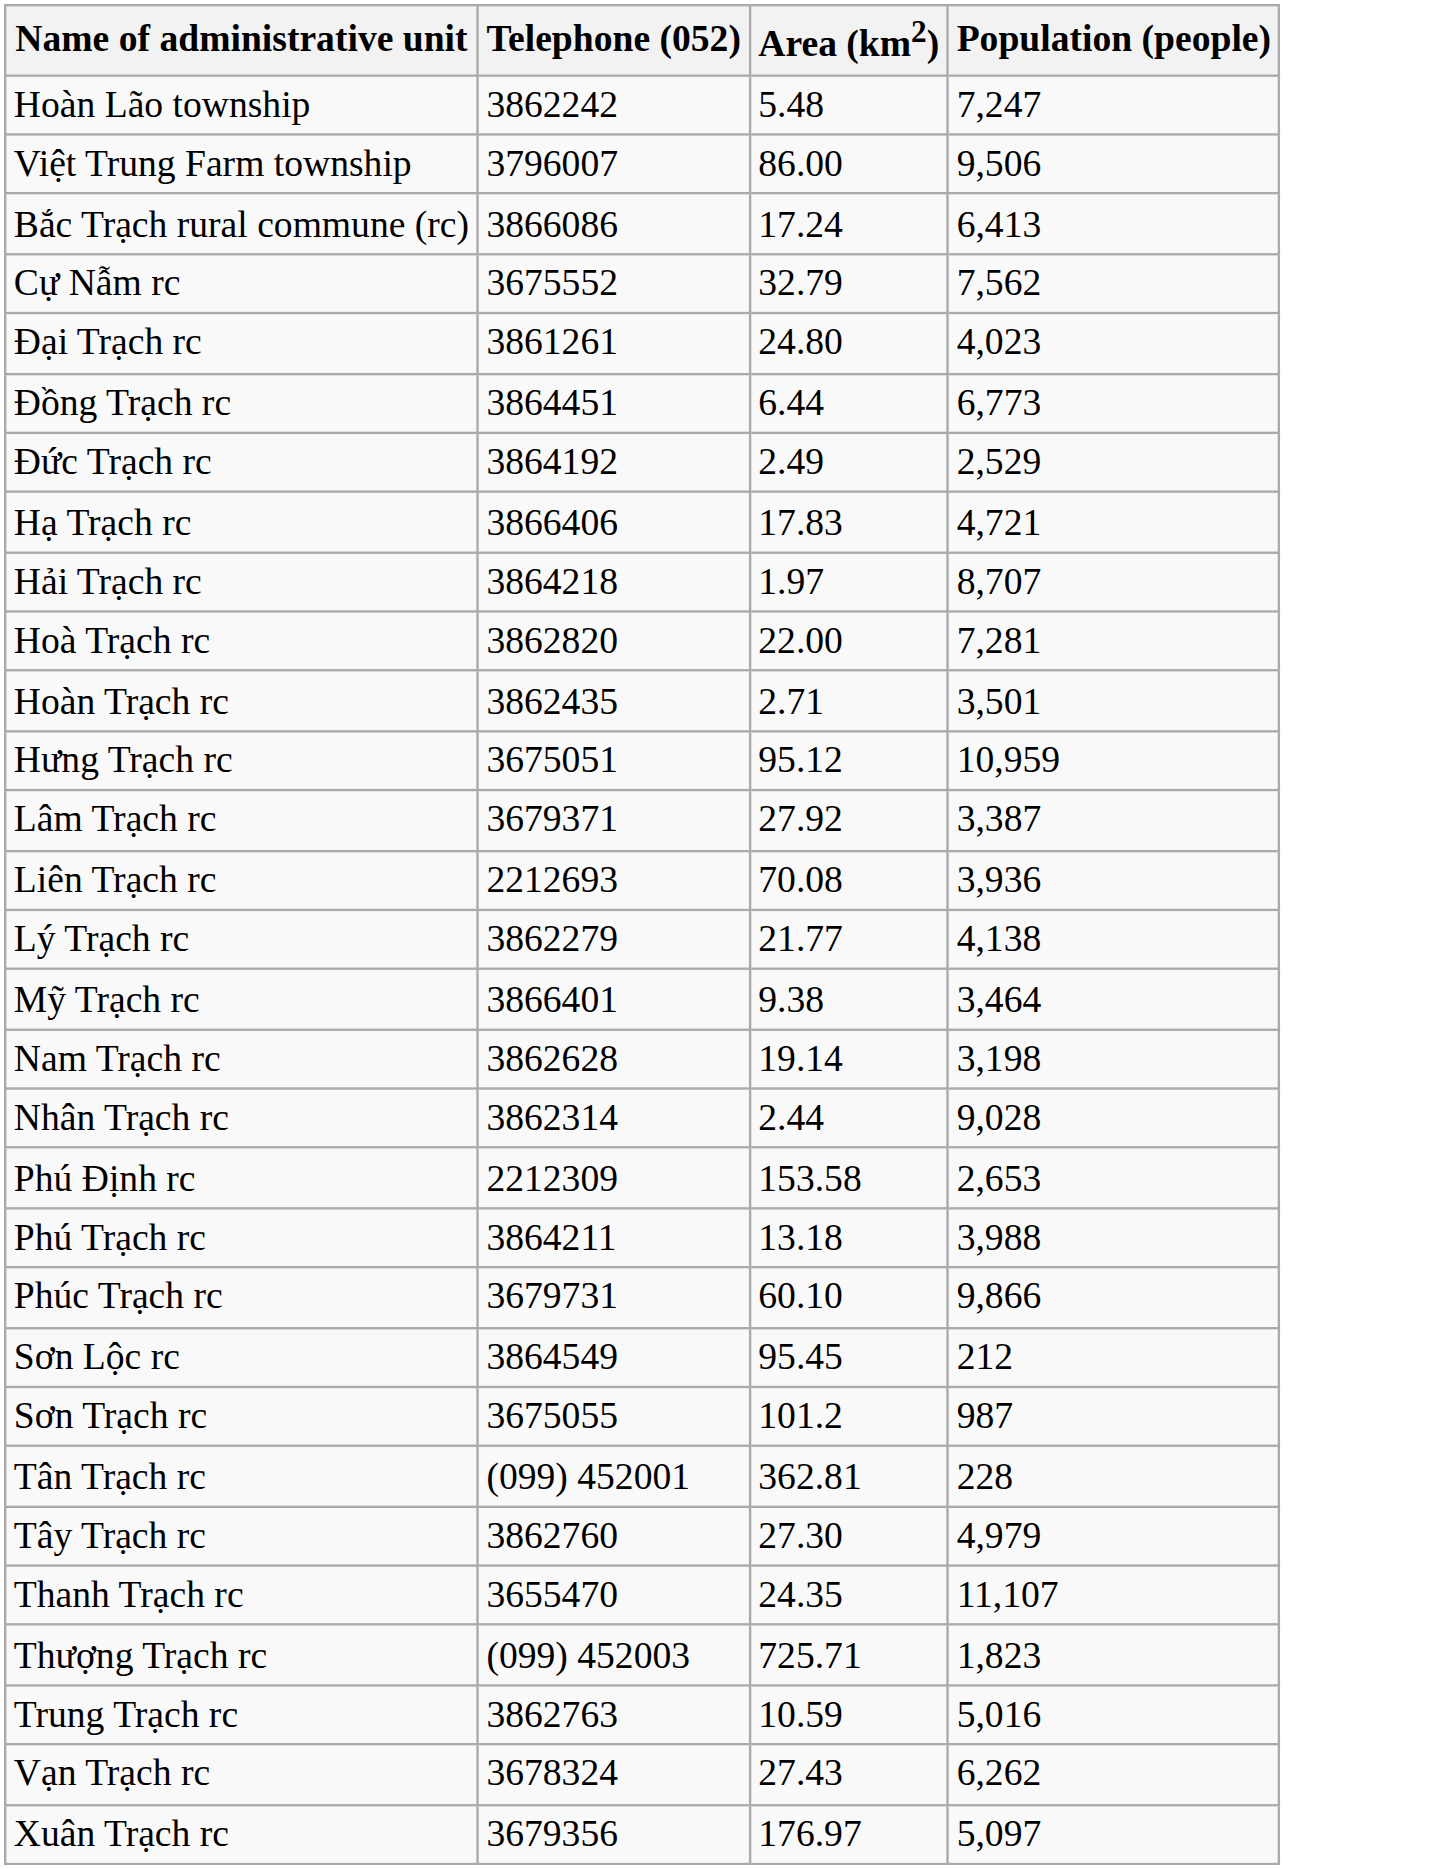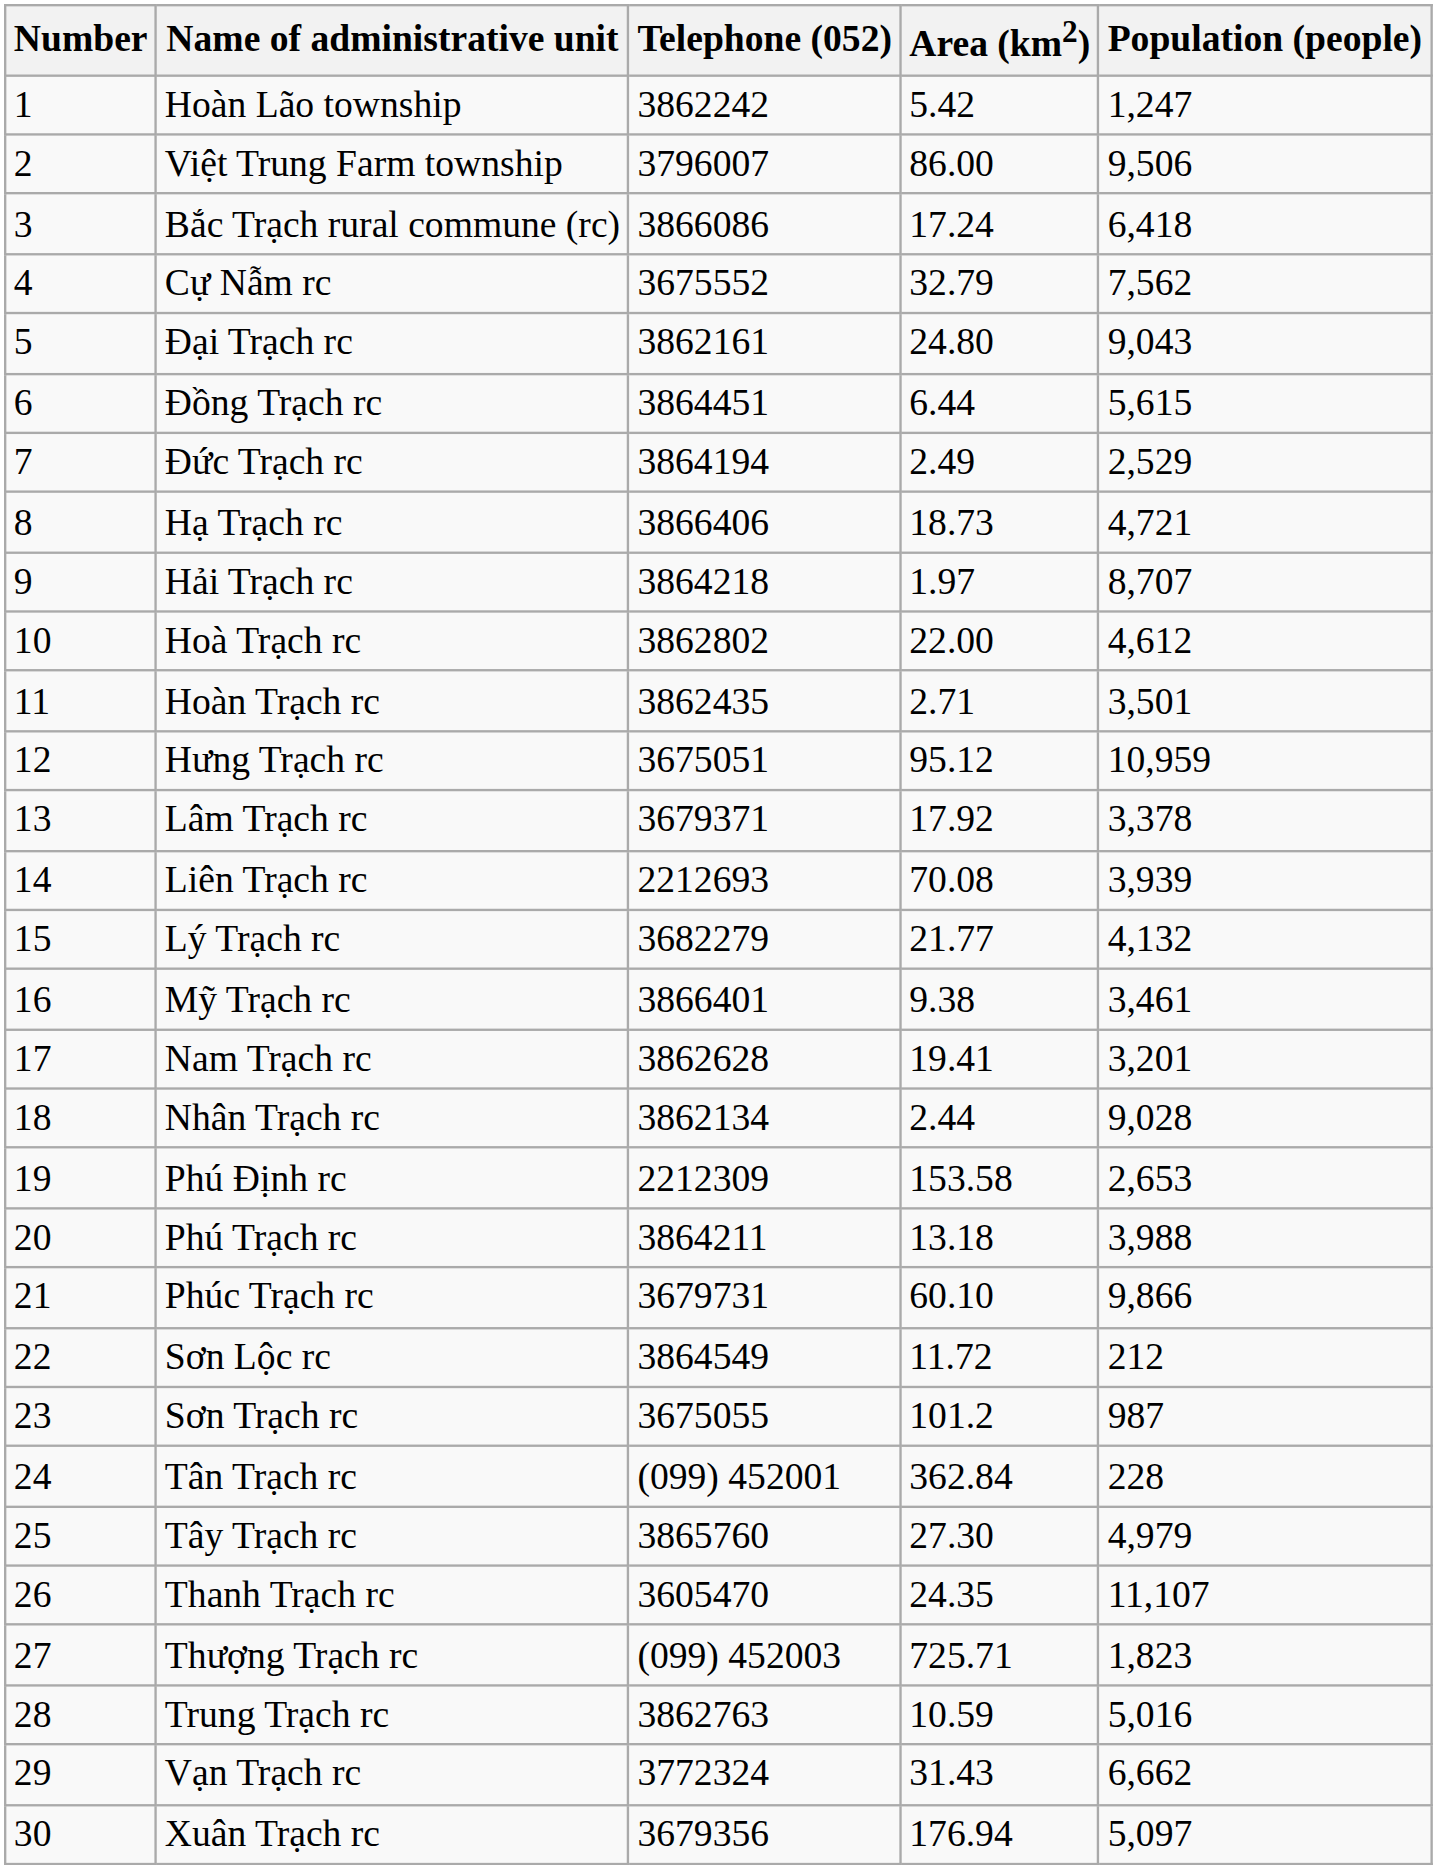+ column: (81, 39)
(791, 104) 5.48 -> (942, 104) 5.42
(999, 104) 7,247 -> (1150, 104) 1,247
(999, 223) 6,413 -> (1150, 223) 6,418
(552, 342) 3861261 -> (703, 342) 3862161
(999, 342) 4,023 -> (1150, 342) 9,043
(999, 402) 6,773 -> (1150, 402) 5,615
(552, 461) 3864192 -> (703, 461) 3864194
(801, 521) 17.83 -> (952, 521) 18.73
(552, 640) 3862820 -> (703, 640) 3862802
(999, 640) 7,281 -> (1150, 640) 4,612
(801, 819) 27.92 -> (952, 819) 17.92
(999, 819) 3,387 -> (1150, 819) 3,378
(999, 879) 3,936 -> (1150, 879) 3,939
(552, 938) 3862279 -> (703, 938) 3682279
(999, 938) 4,138 -> (1150, 938) 4,132
(999, 998) 3,464 -> (1150, 998) 3,461
(801, 1058) 19.14 -> (952, 1058) 19.41
(999, 1058) 3,198 -> (1150, 1058) 3,201
(552, 1117) 3862314 -> (703, 1117) 3862134
(801, 1356) 95.45 -> (951, 1356) 11.72
(810, 1475) 362.81 -> (961, 1475) 362.84
(552, 1535) 3862760 -> (703, 1535) 3865760
(552, 1594) 3655470 -> (703, 1594) 3605470
(552, 1773) 3678324 -> (703, 1773) 3772324
(801, 1773) 27.43 -> (952, 1773) 31.43
(999, 1773) 6,262 -> (1150, 1773) 6,662
(810, 1833) 176.97 -> (961, 1833) 176.94
